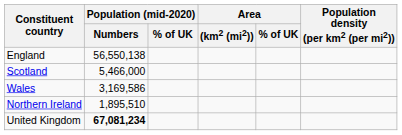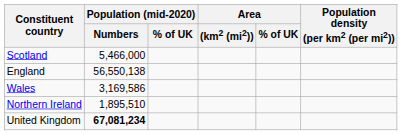rows swapped: (26, 55) <-> (27, 71)
